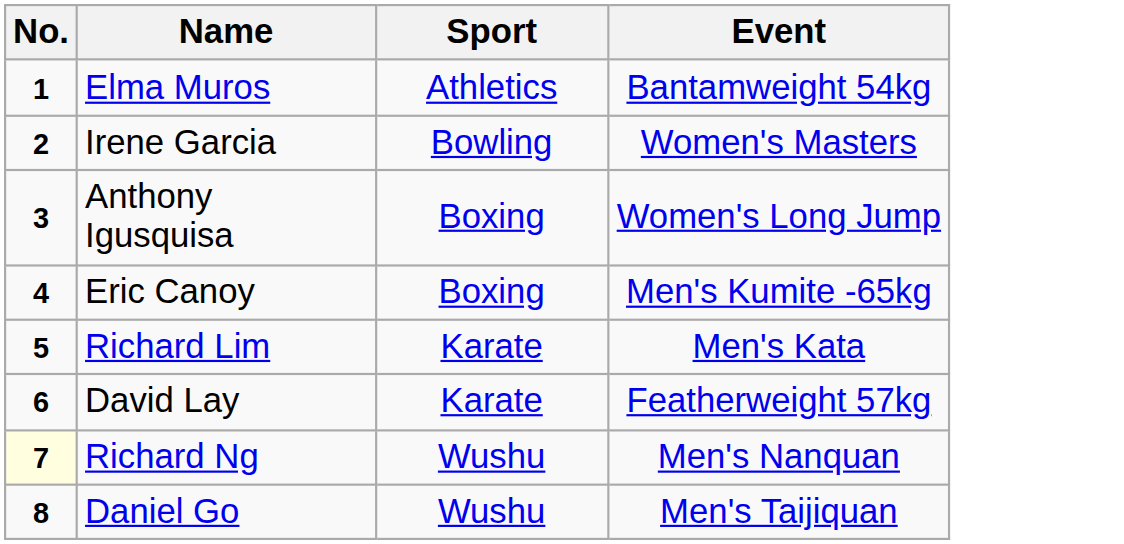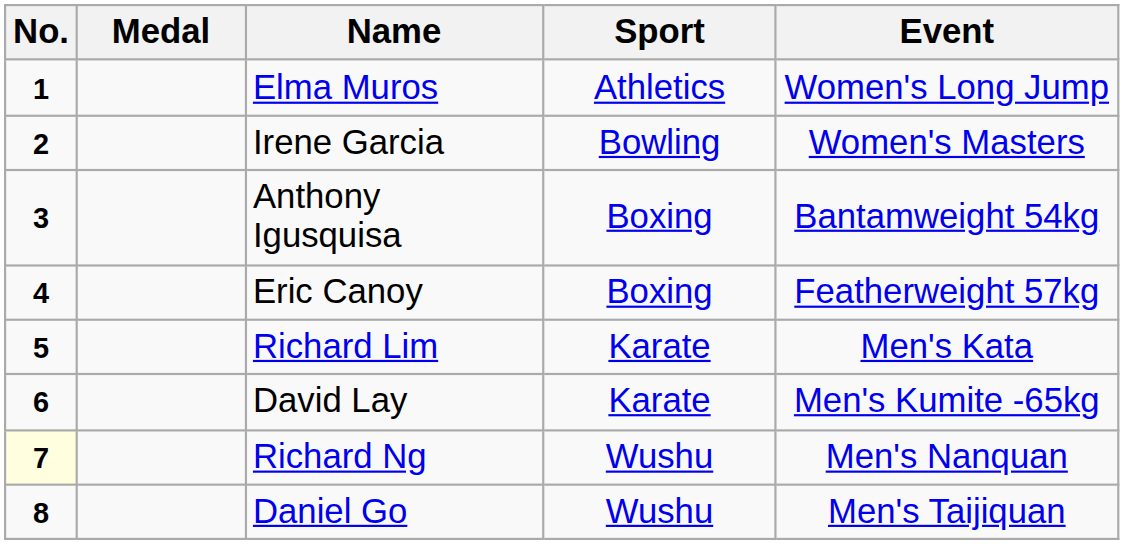+ column: (161, 32)
(779, 87) Bantamweight 54kg -> (947, 87) Women's Long Jump
(779, 216) Women's Long Jump -> (947, 216) Bantamweight 54kg
(779, 291) Men's Kumite -65kg -> (947, 291) Featherweight 57kg
(779, 401) Featherweight 57kg -> (947, 401) Men's Kumite -65kg
